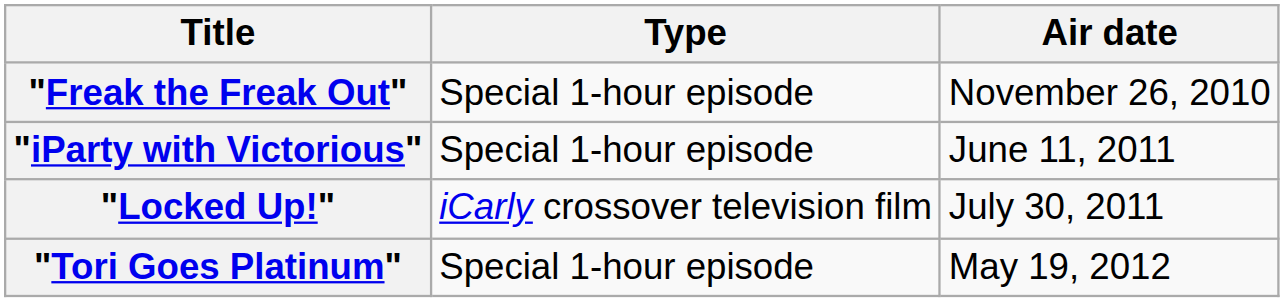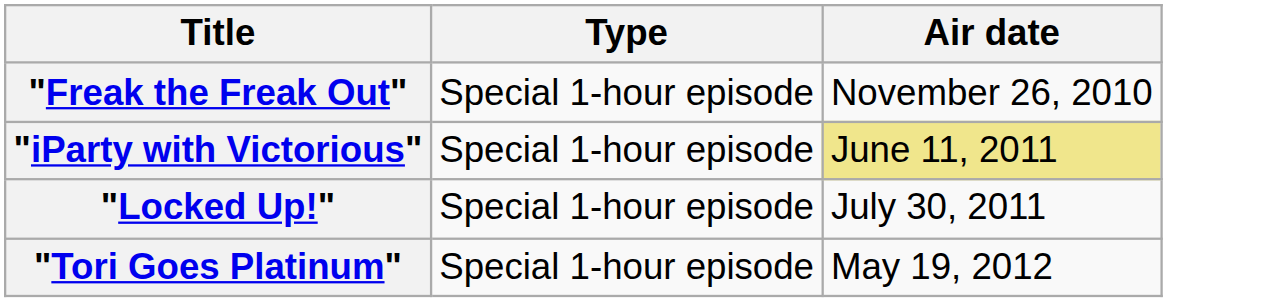(1062, 149) no background -> (944, 149) khaki background
(686, 207) iCarly crossover television film -> (627, 207) Special 1-hour episode
